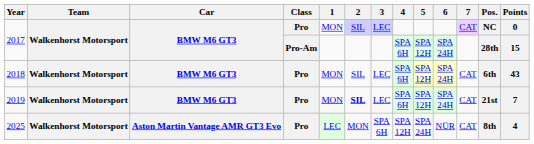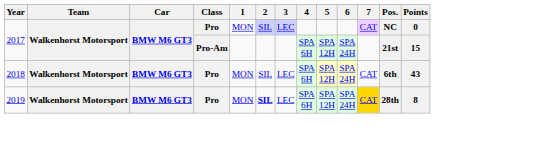(490, 48) 28th -> (390, 48) 21st
(468, 100) no background -> (368, 100) gold background
(490, 100) 21st -> (390, 100) 28th
(515, 100) 7 -> (415, 100) 8
- row: (16, 126)
